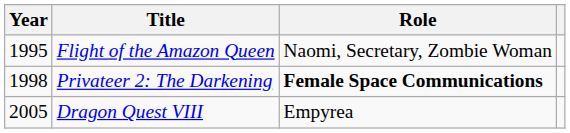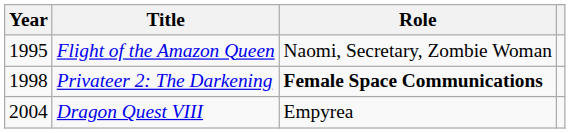(28, 111) 2005 -> (28, 111) 2004
